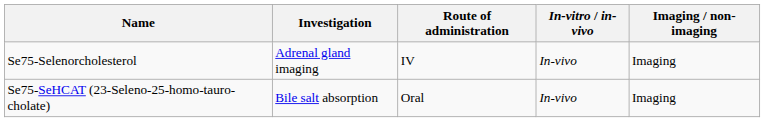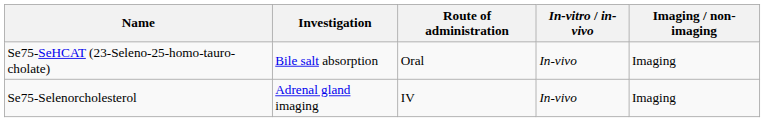rows swapped: (72, 60) <-> (121, 98)
